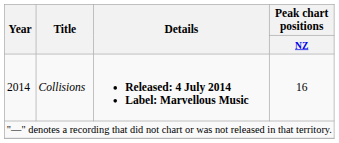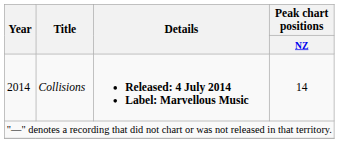(302, 87) 16 -> (302, 87) 14
